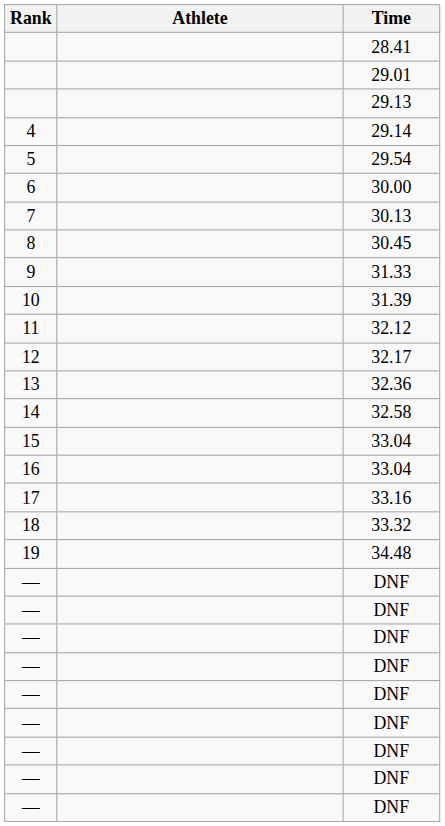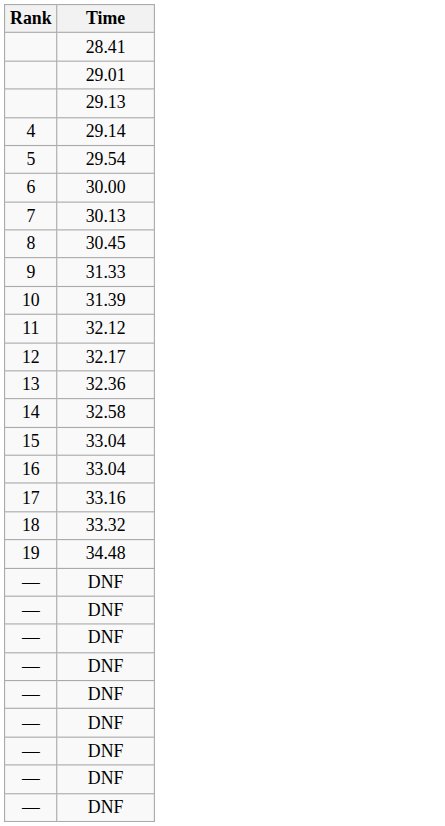- column: (200, 18)
